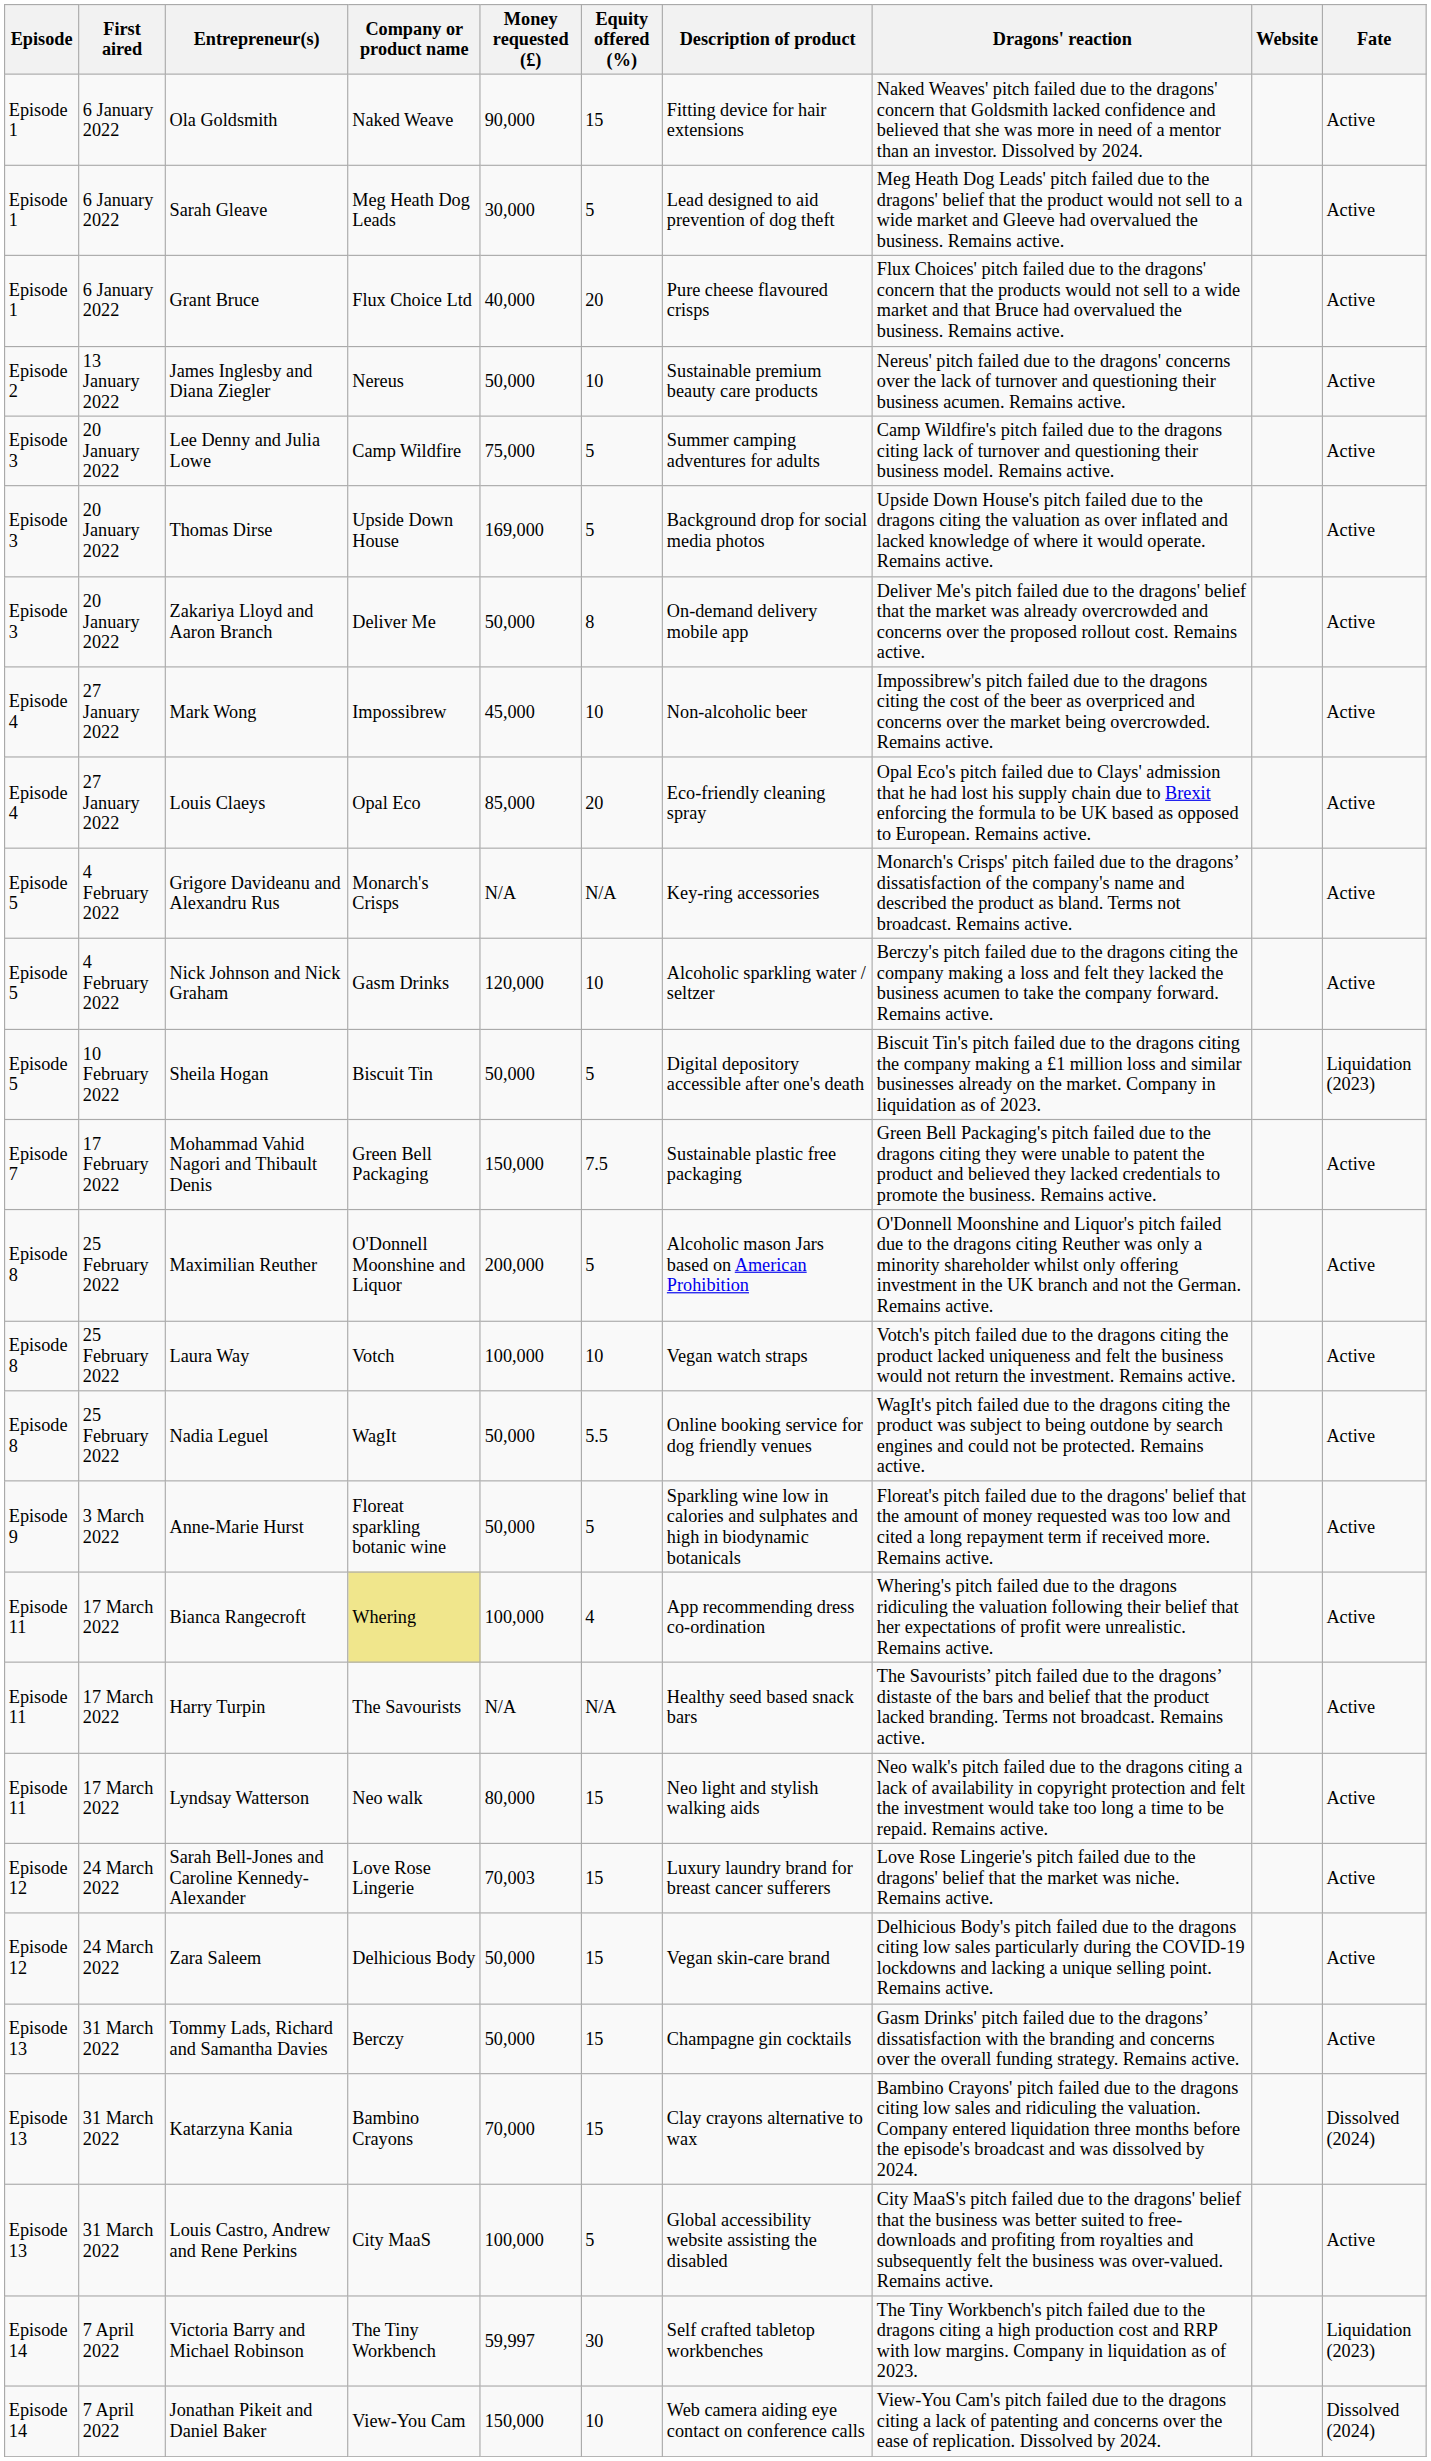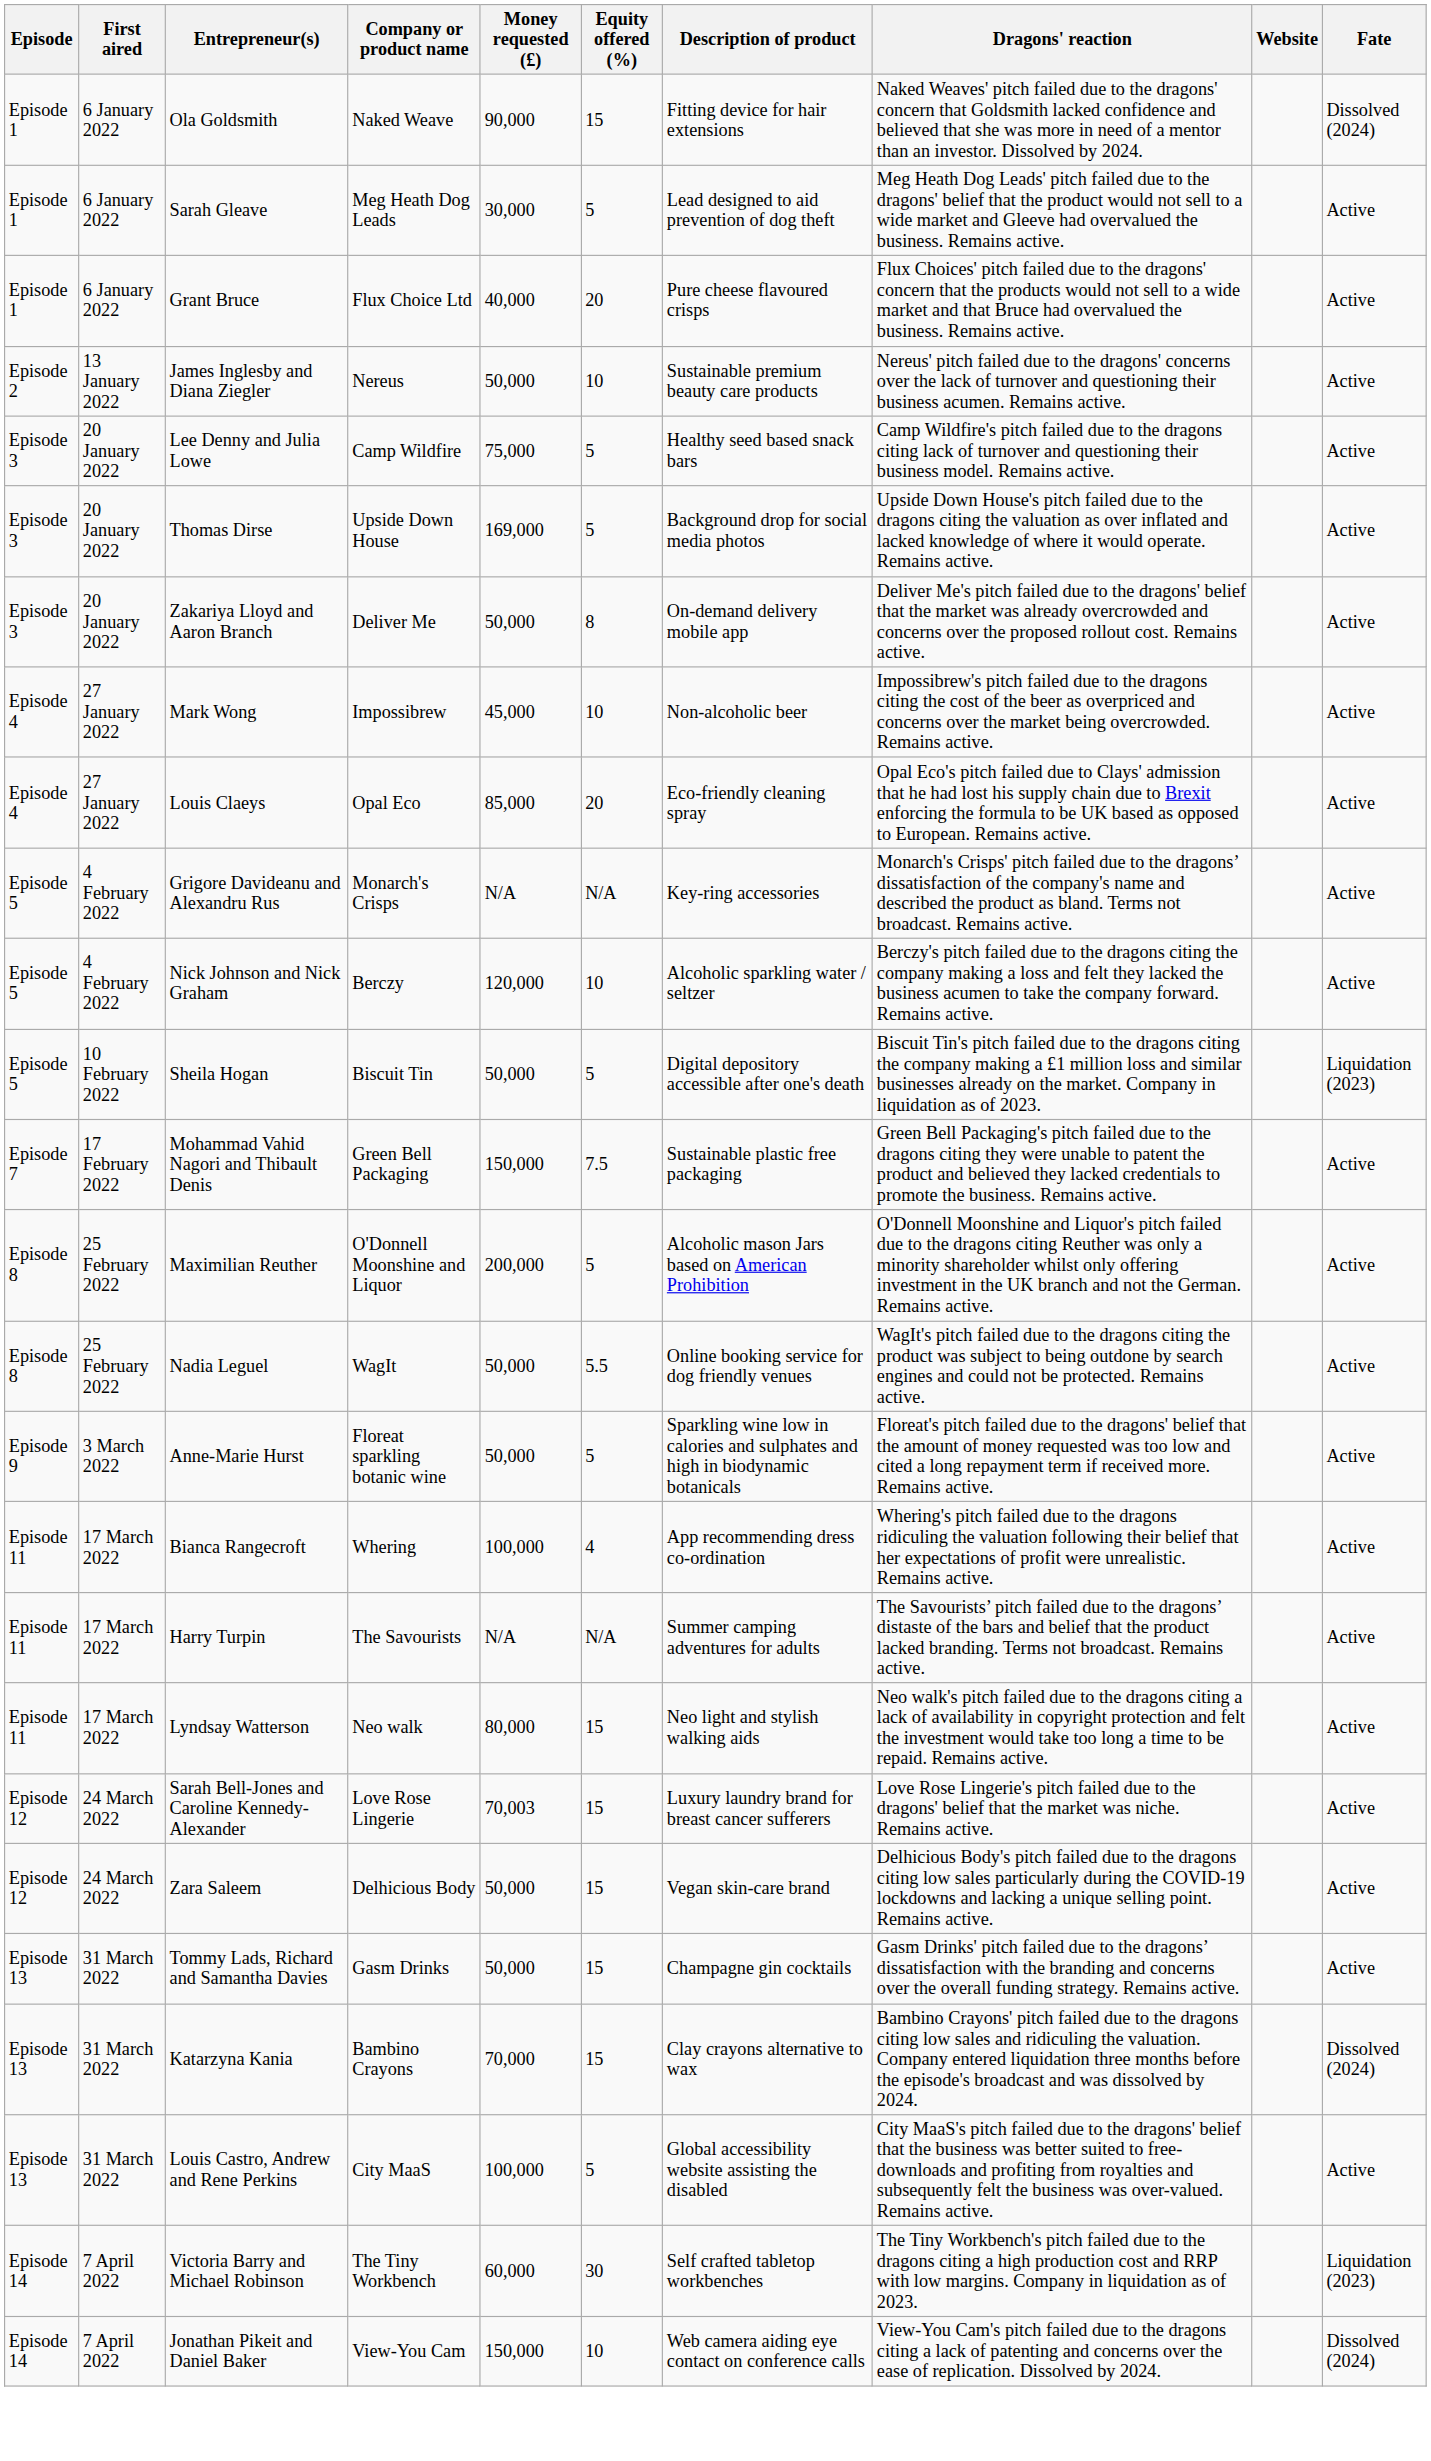(1351, 119) Active -> (1363, 119) Dissolved (2024)
(743, 450) Summer camping adventures for adults -> (760, 450) Healthy seed based snack bars
(401, 983) Gasm Drinks -> (378, 983) Berczy
- row: (209, 1355)
(384, 1616) khaki background -> (384, 1546) no background
(760, 1707) Healthy seed based snack bars -> (743, 1637) Summer camping adventures for adults
(378, 2038) Berczy -> (401, 1968) Gasm Drinks
(510, 2340) 59,997 -> (510, 2270) 60,000
